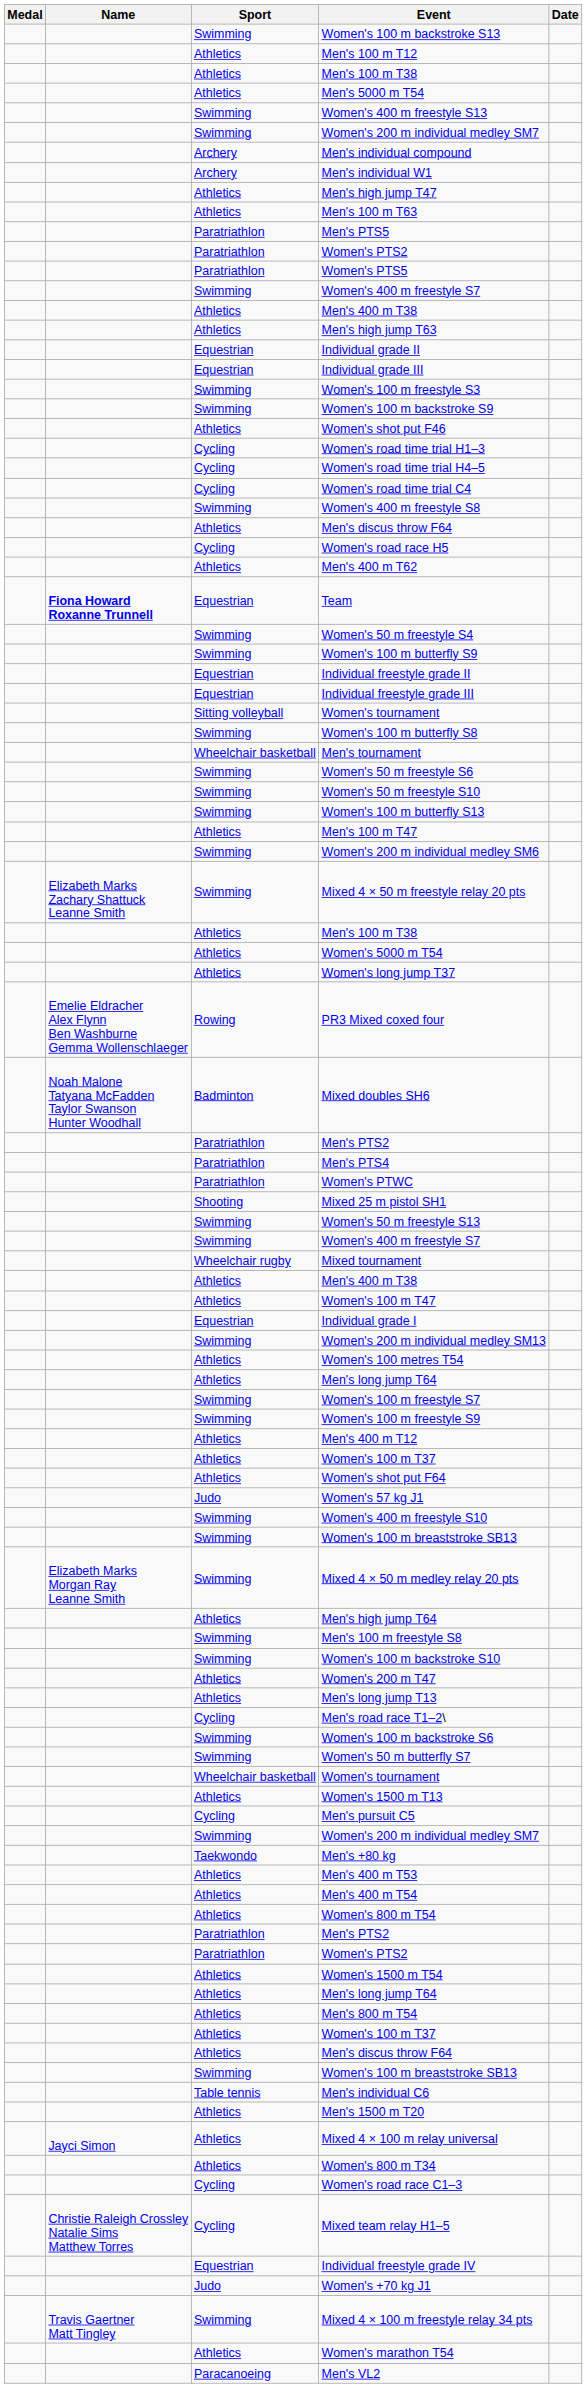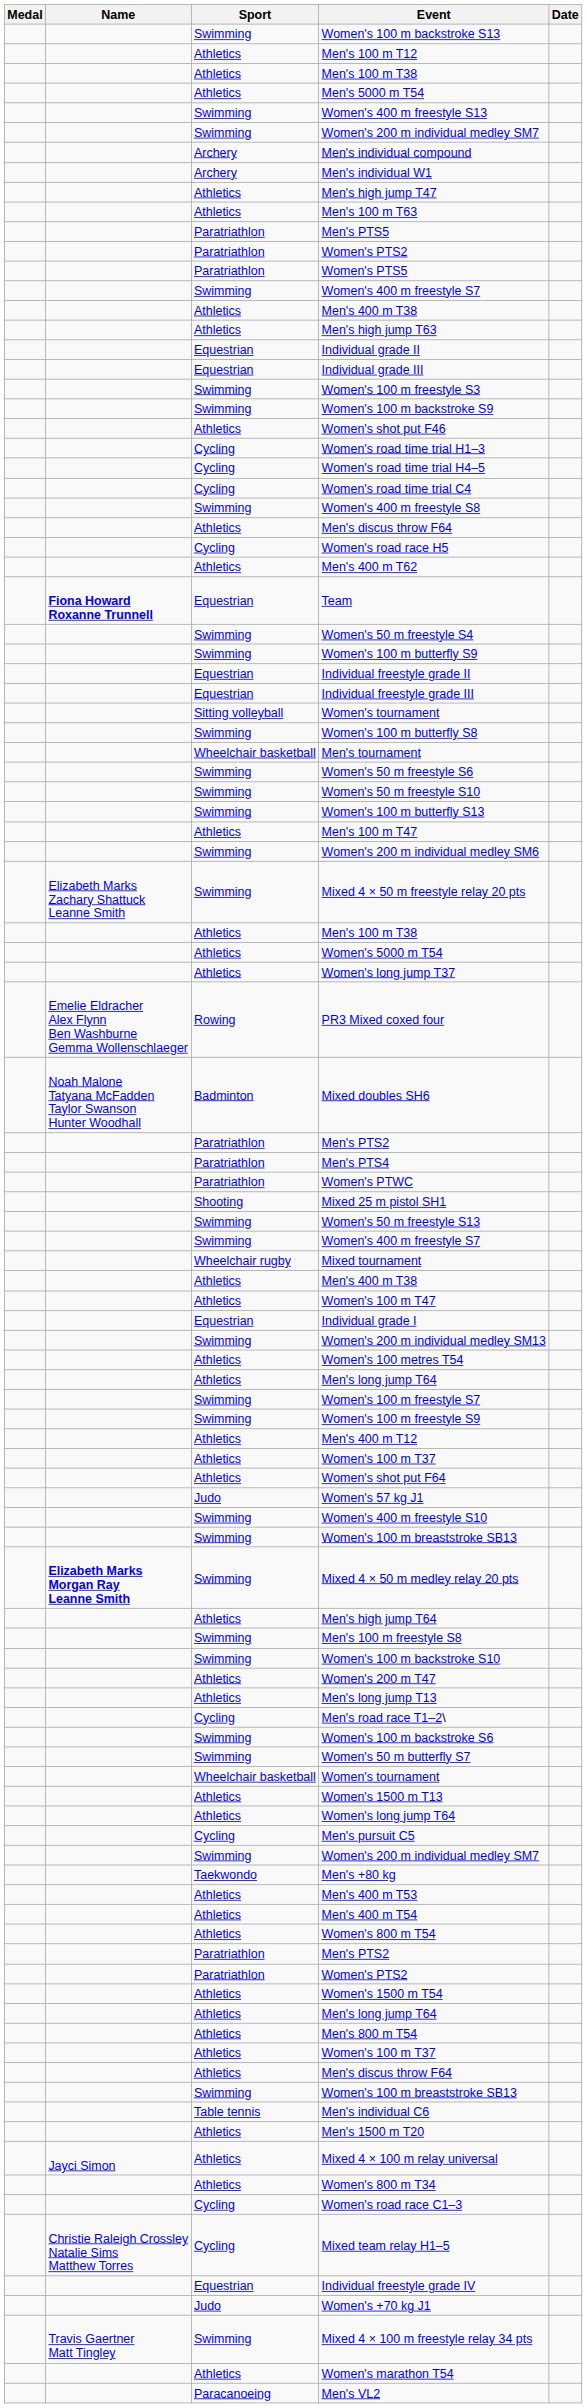(93, 1585) normal -> (95, 1585) bold
+ row: (218, 1816)
